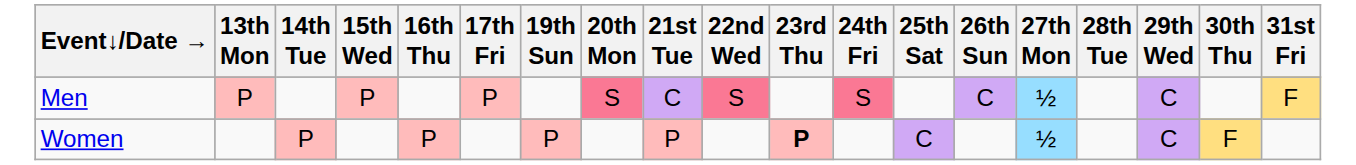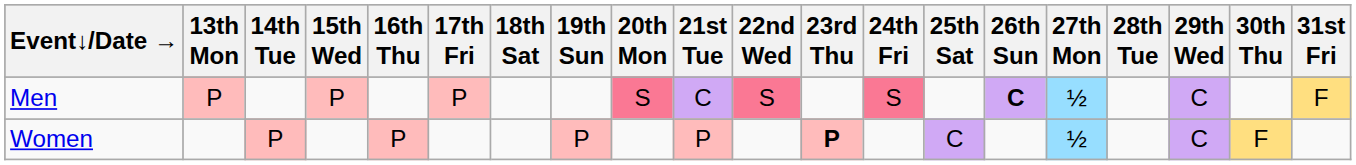+ column: (520, 41)
(985, 97) normal -> (1016, 97) bold
